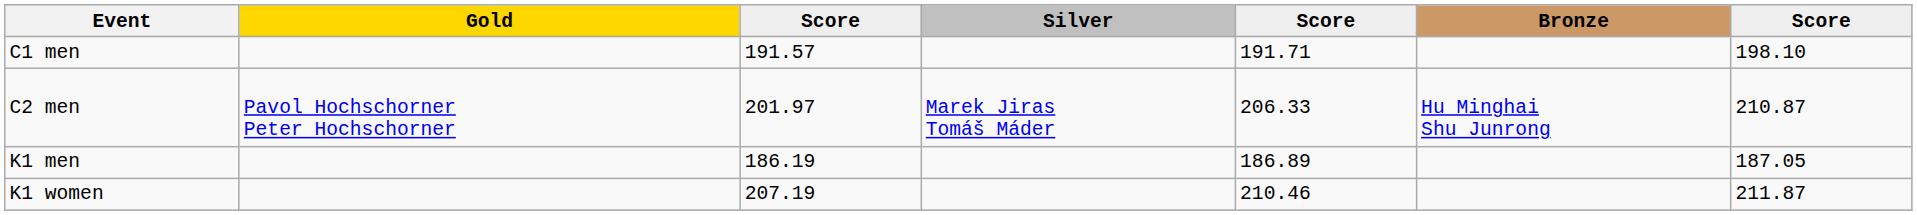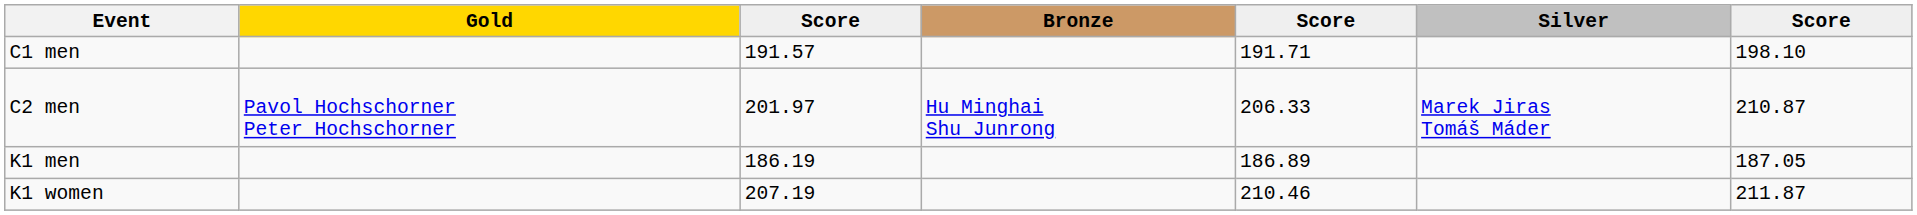columns swapped: (1078, 21) <-> (1574, 21)
